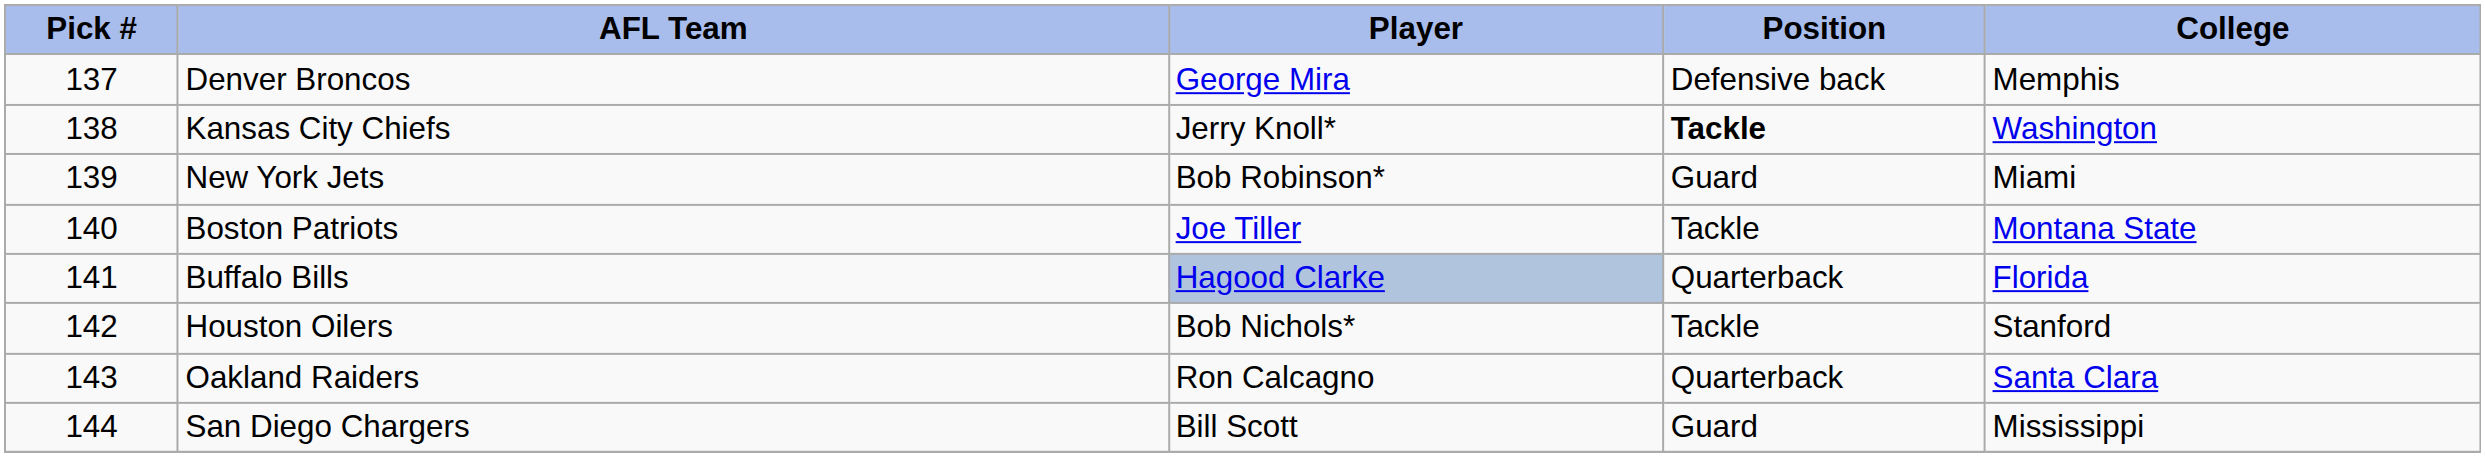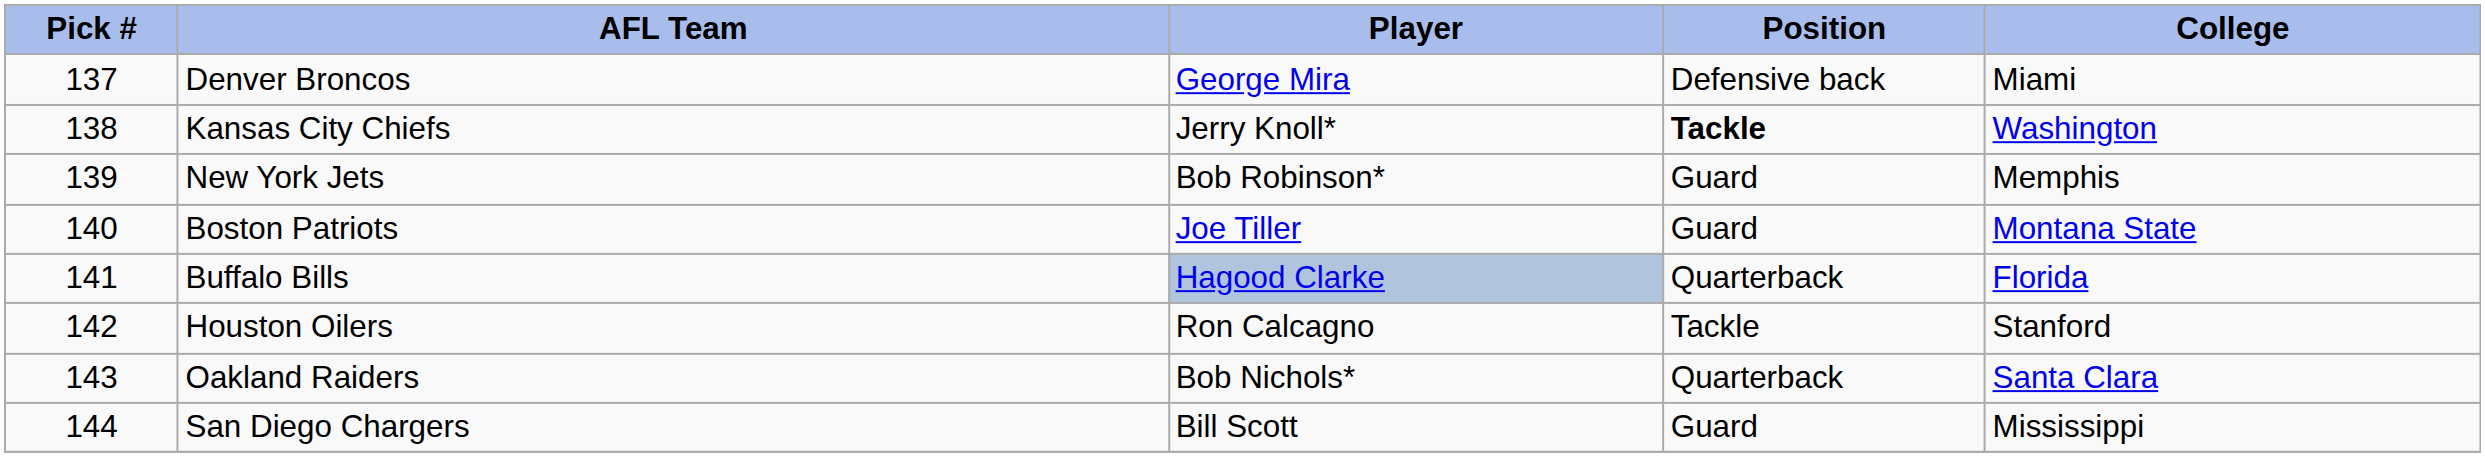(2056, 79) Memphis -> (2034, 79) Miami
(2034, 178) Miami -> (2056, 178) Memphis
(1715, 228) Tackle -> (1714, 228) Guard
(1265, 327) Bob Nichols* -> (1275, 327) Ron Calcagno
(1275, 377) Ron Calcagno -> (1265, 377) Bob Nichols*
